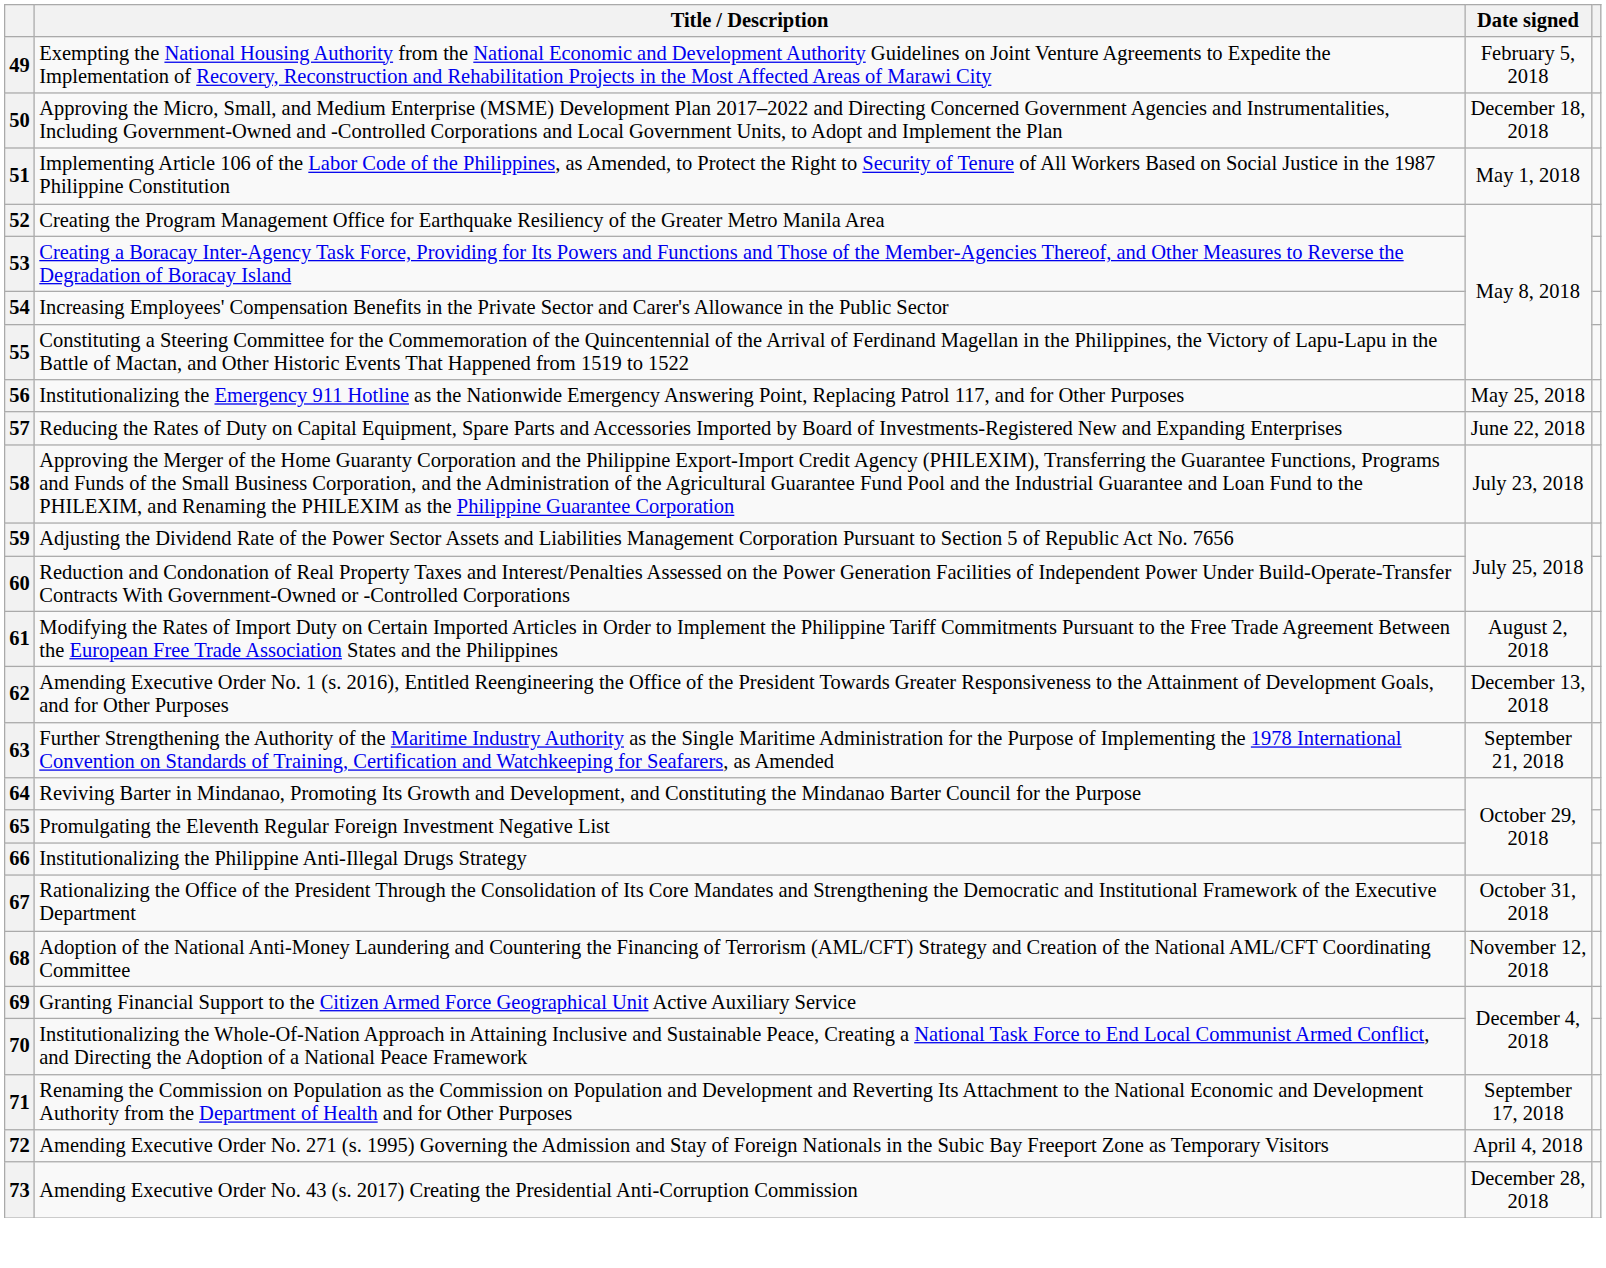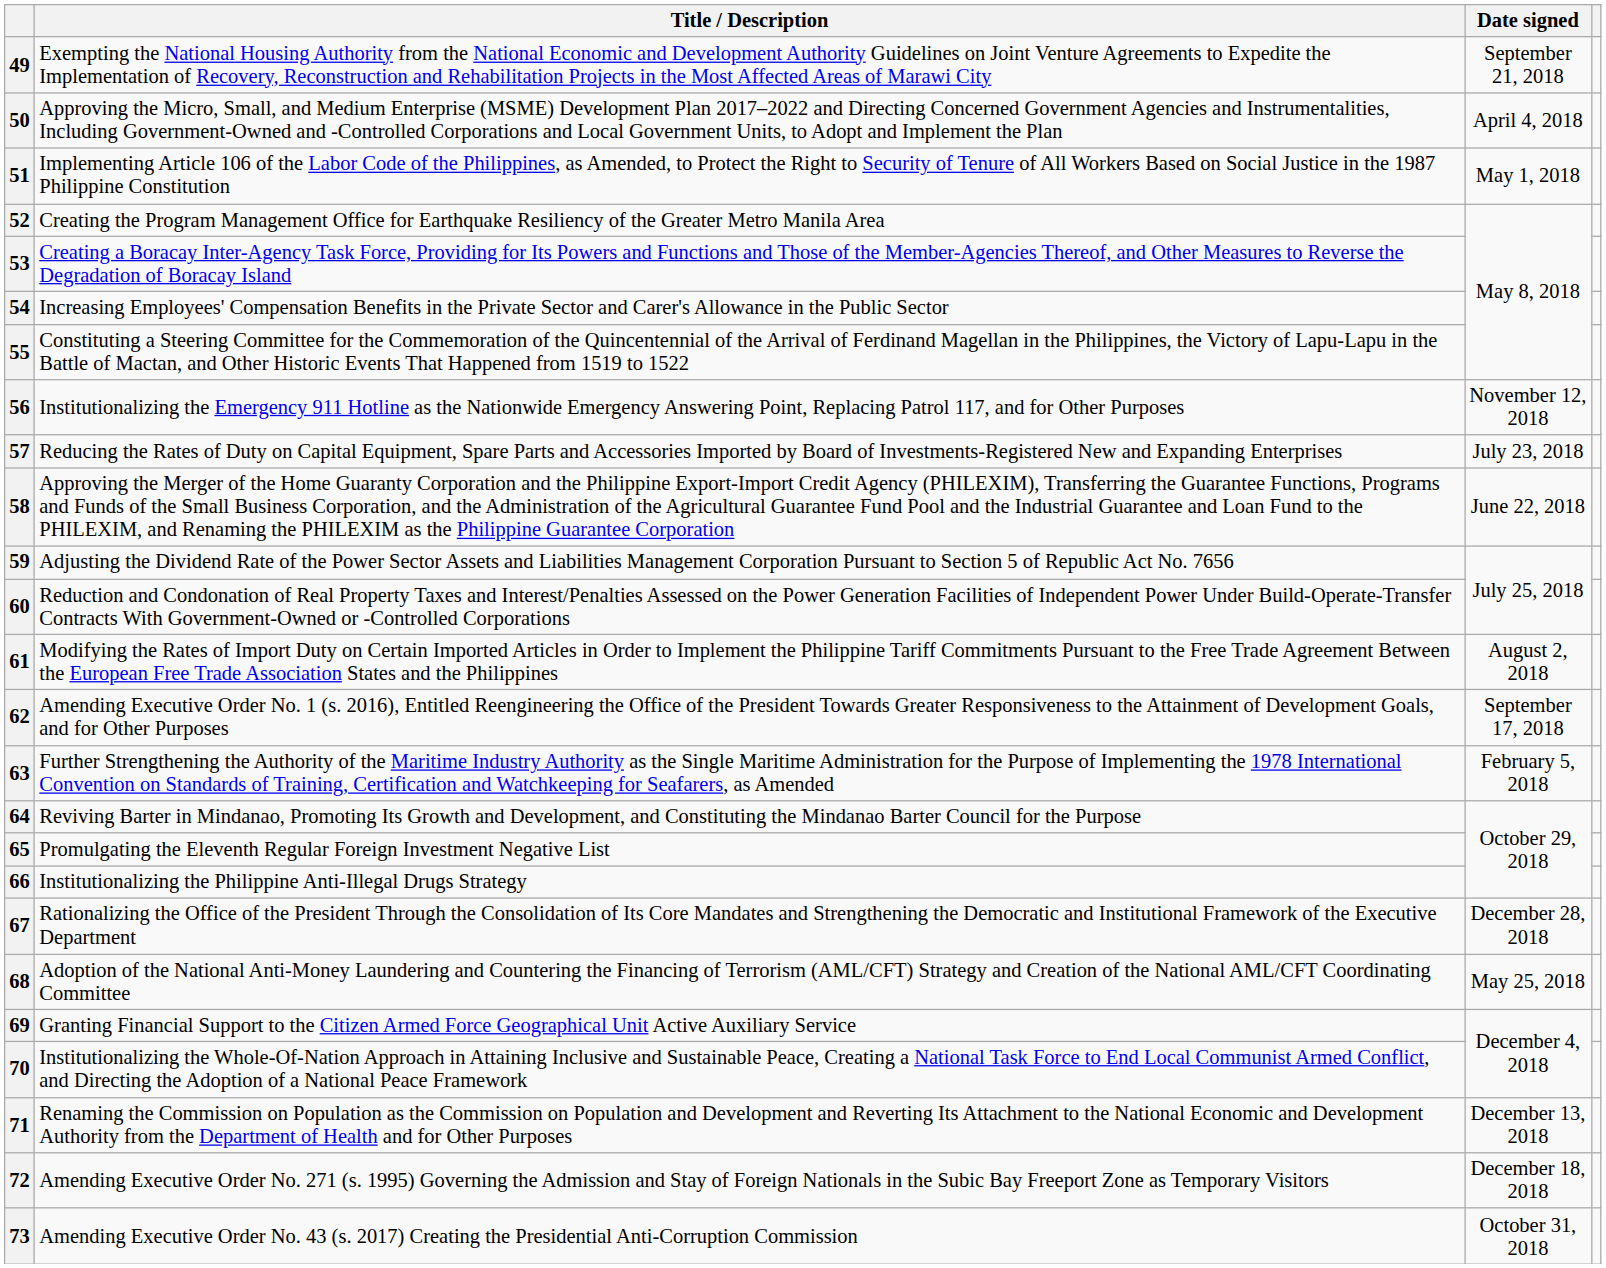(1528, 64) February 5, 2018 -> (1528, 64) September 21, 2018
(1528, 120) December 18, 2018 -> (1528, 120) April 4, 2018
(1528, 395) May 25, 2018 -> (1528, 407) November 12, 2018
(1528, 428) June 22, 2018 -> (1528, 451) July 23, 2018
(1528, 483) July 23, 2018 -> (1528, 506) June 22, 2018
(1528, 694) December 13, 2018 -> (1528, 717) September 17, 2018
(1528, 749) September 21, 2018 -> (1528, 772) February 5, 2018
(1528, 902) October 31, 2018 -> (1528, 925) December 28, 2018
(1528, 958) November 12, 2018 -> (1528, 981) May 25, 2018
(1528, 1101) September 17, 2018 -> (1528, 1124) December 13, 2018
(1528, 1145) April 4, 2018 -> (1528, 1180) December 18, 2018
(1528, 1189) December 28, 2018 -> (1528, 1235) October 31, 2018
